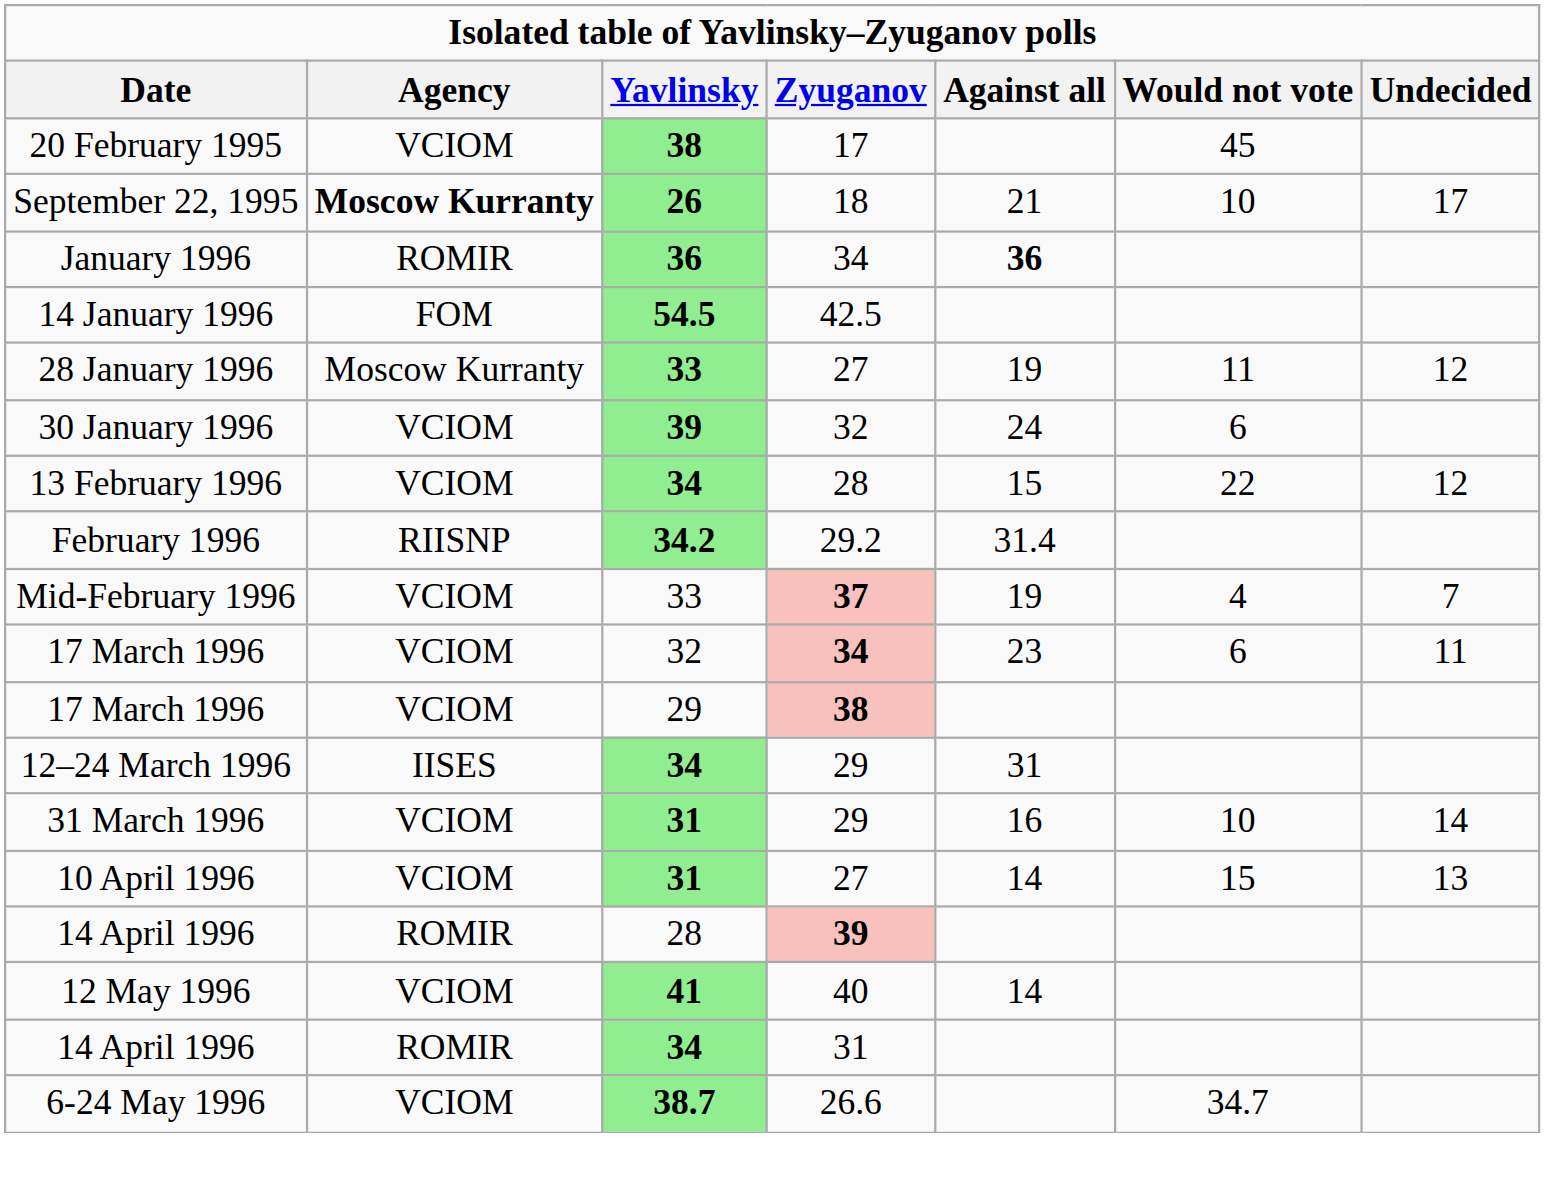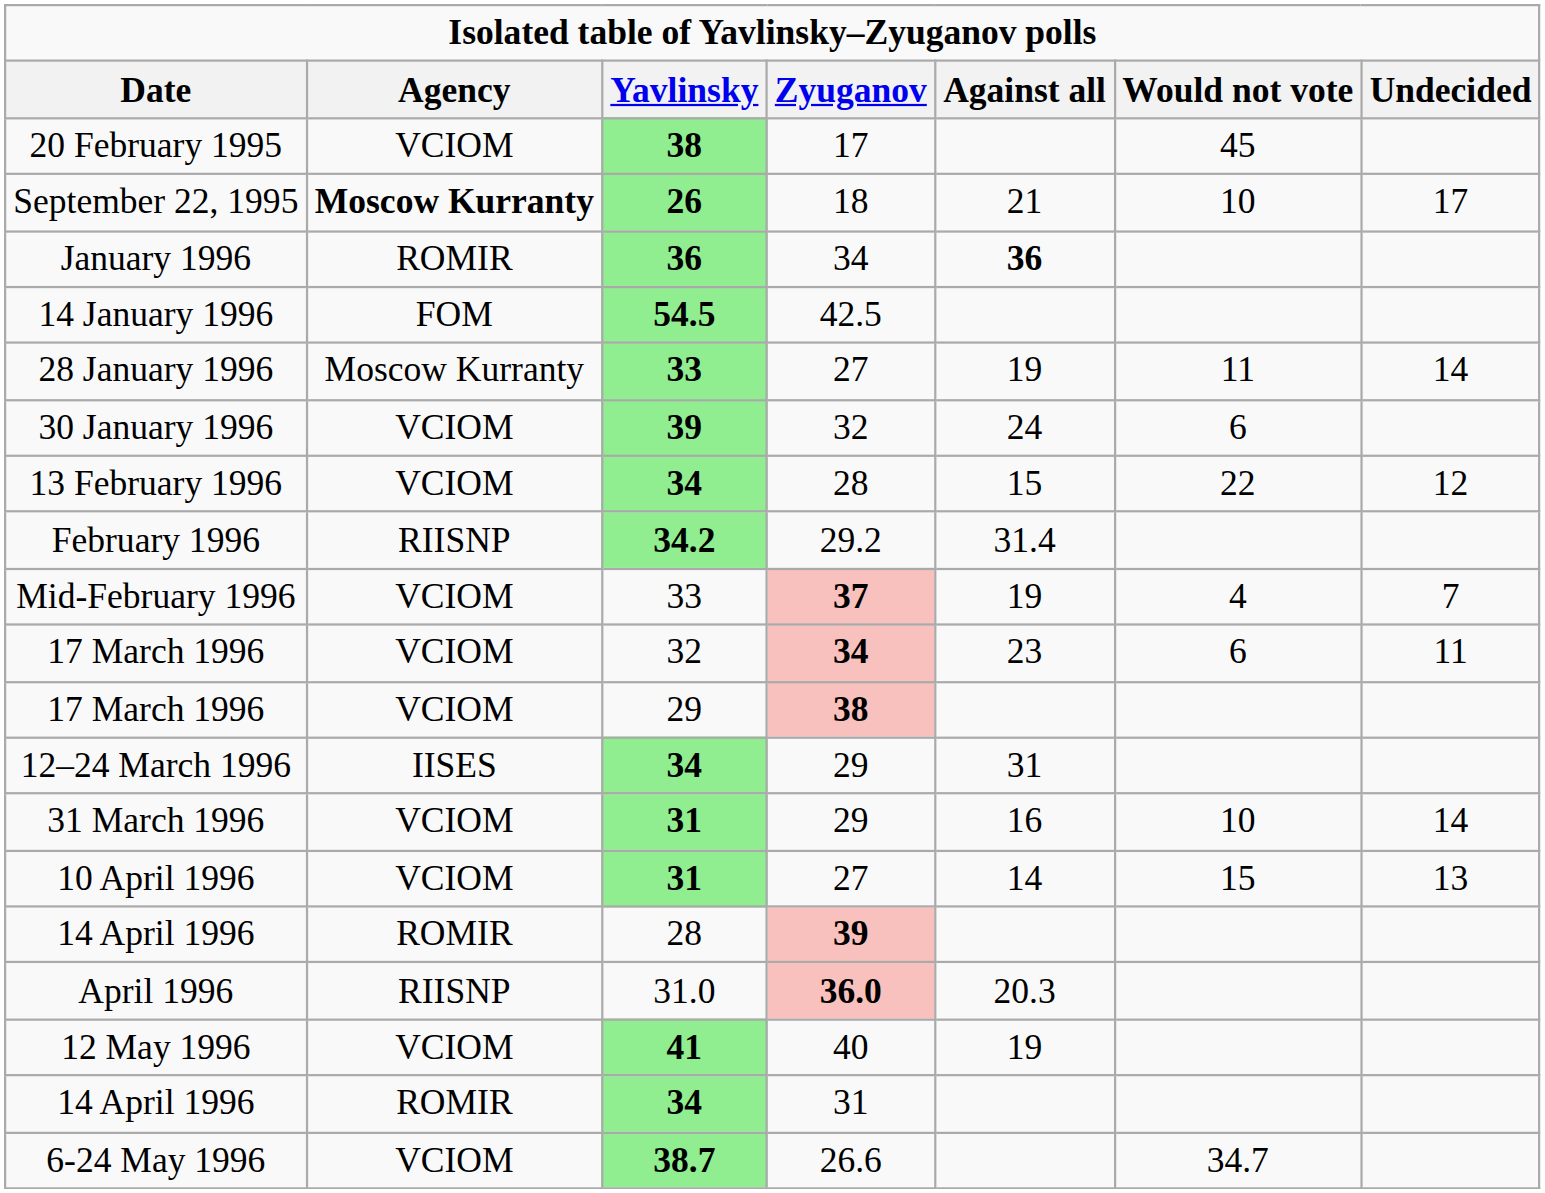(1451, 370) 12 -> (1451, 370) 14
+ row: (156, 990)
(1025, 990) 14 -> (1025, 1046) 19
